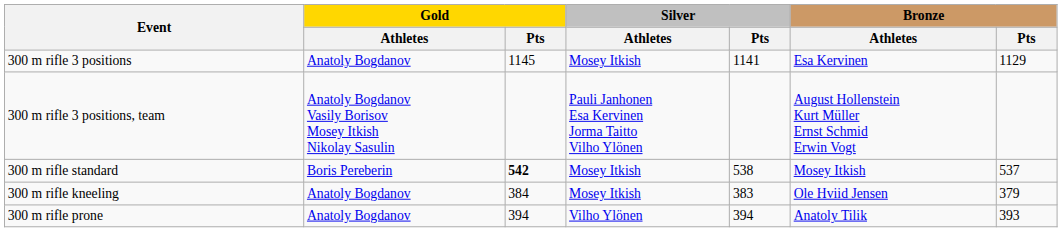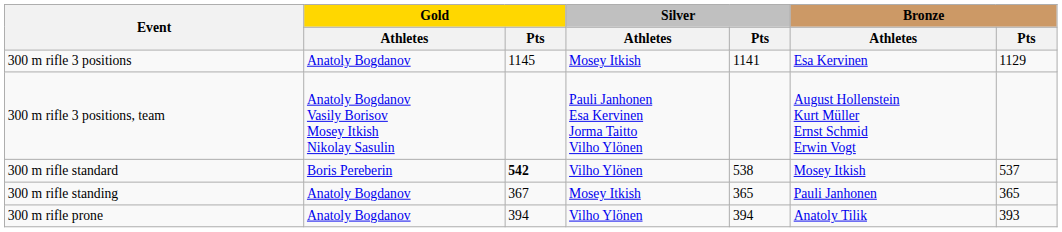(605, 171) Mosey Itkish -> (606, 171) Vilho Ylönen
- row: (63, 193)
+ row: (63, 193)
